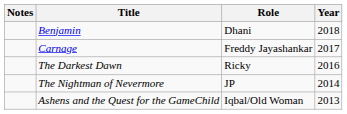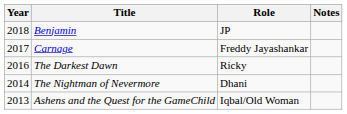columns swapped: (328, 13) <-> (20, 13)
(238, 30) Dhani -> (225, 30) JP
(230, 83) JP -> (234, 83) Dhani
